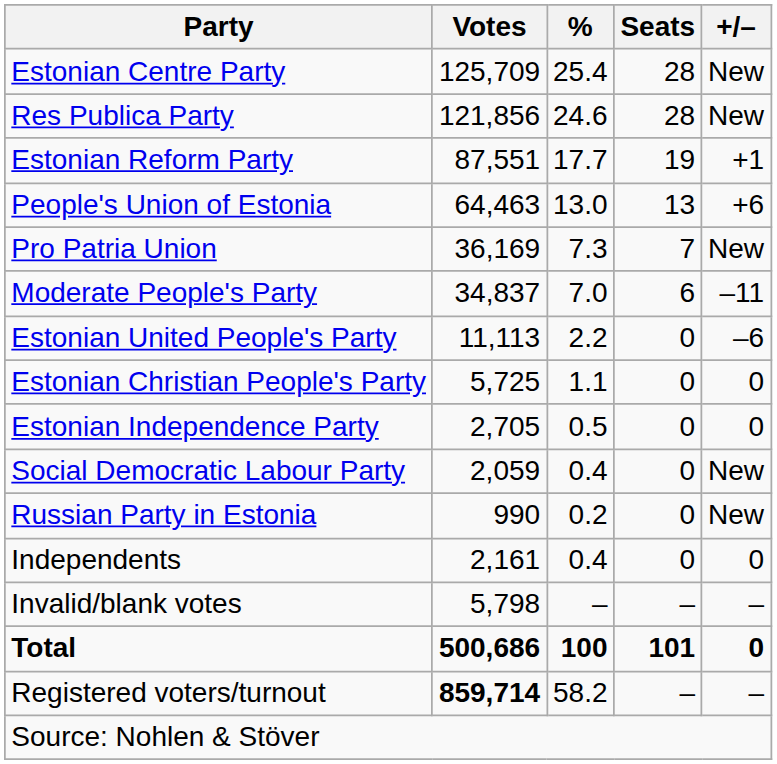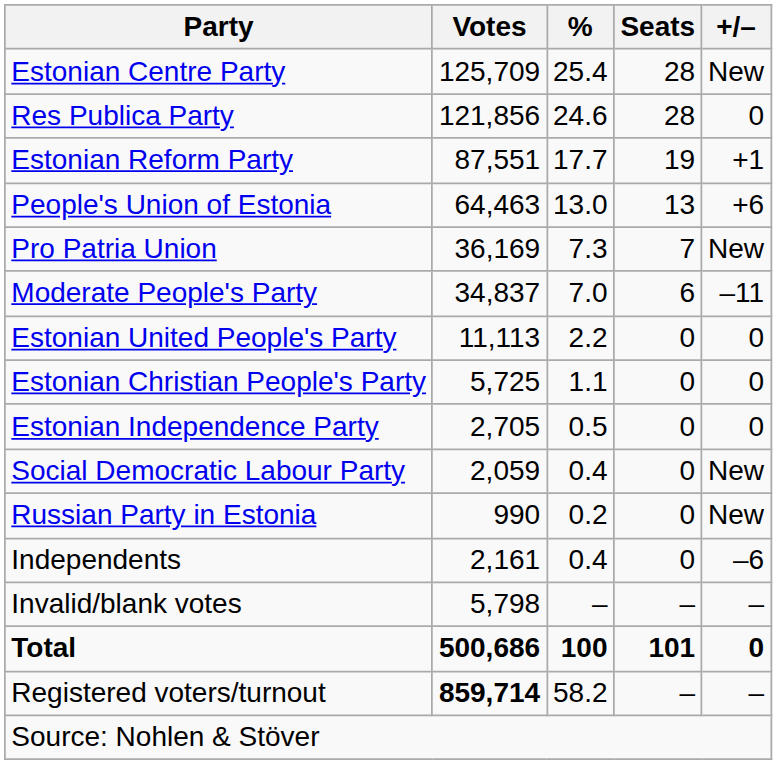(736, 115) New -> (756, 115) 0
(749, 337) –6 -> (756, 337) 0
(756, 559) 0 -> (749, 559) –6
